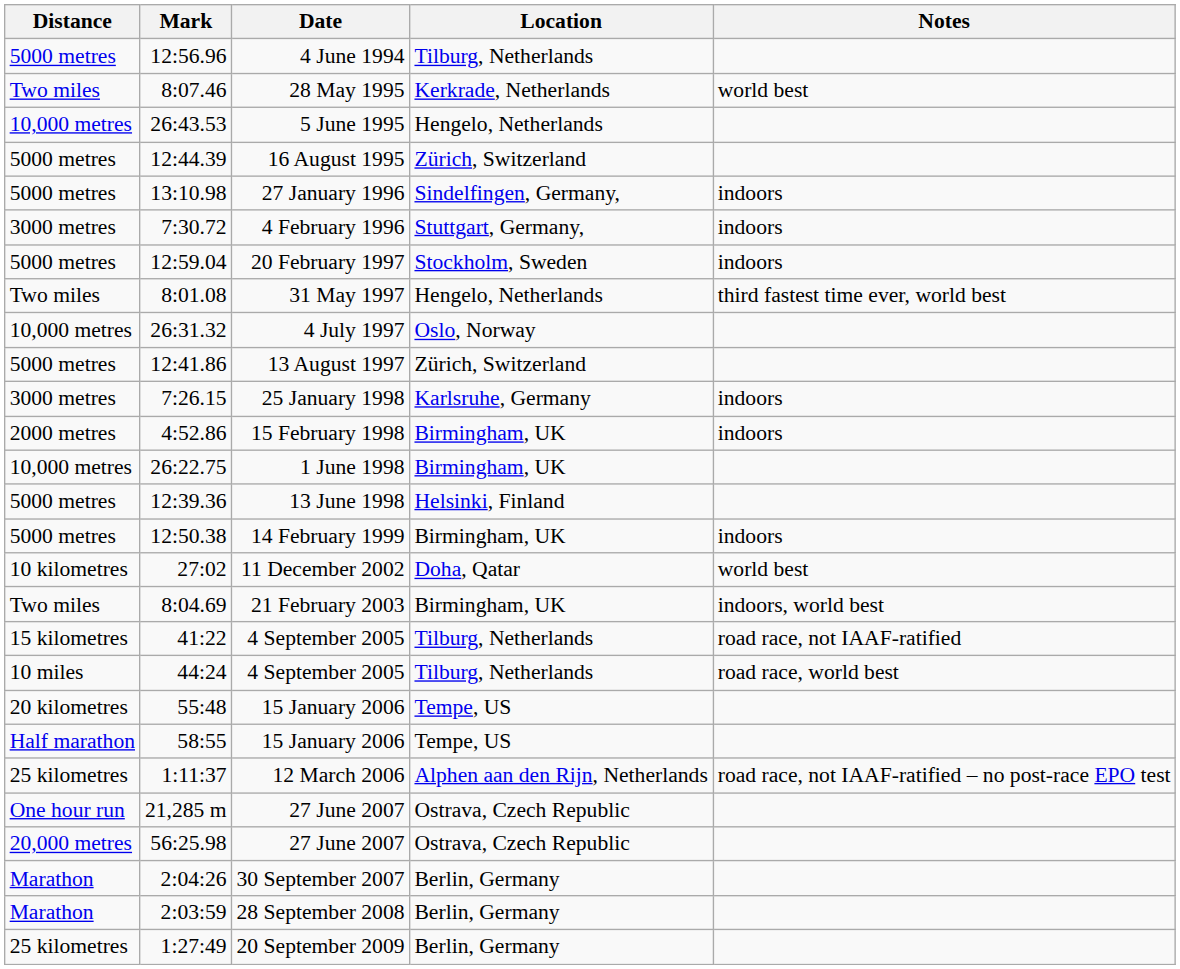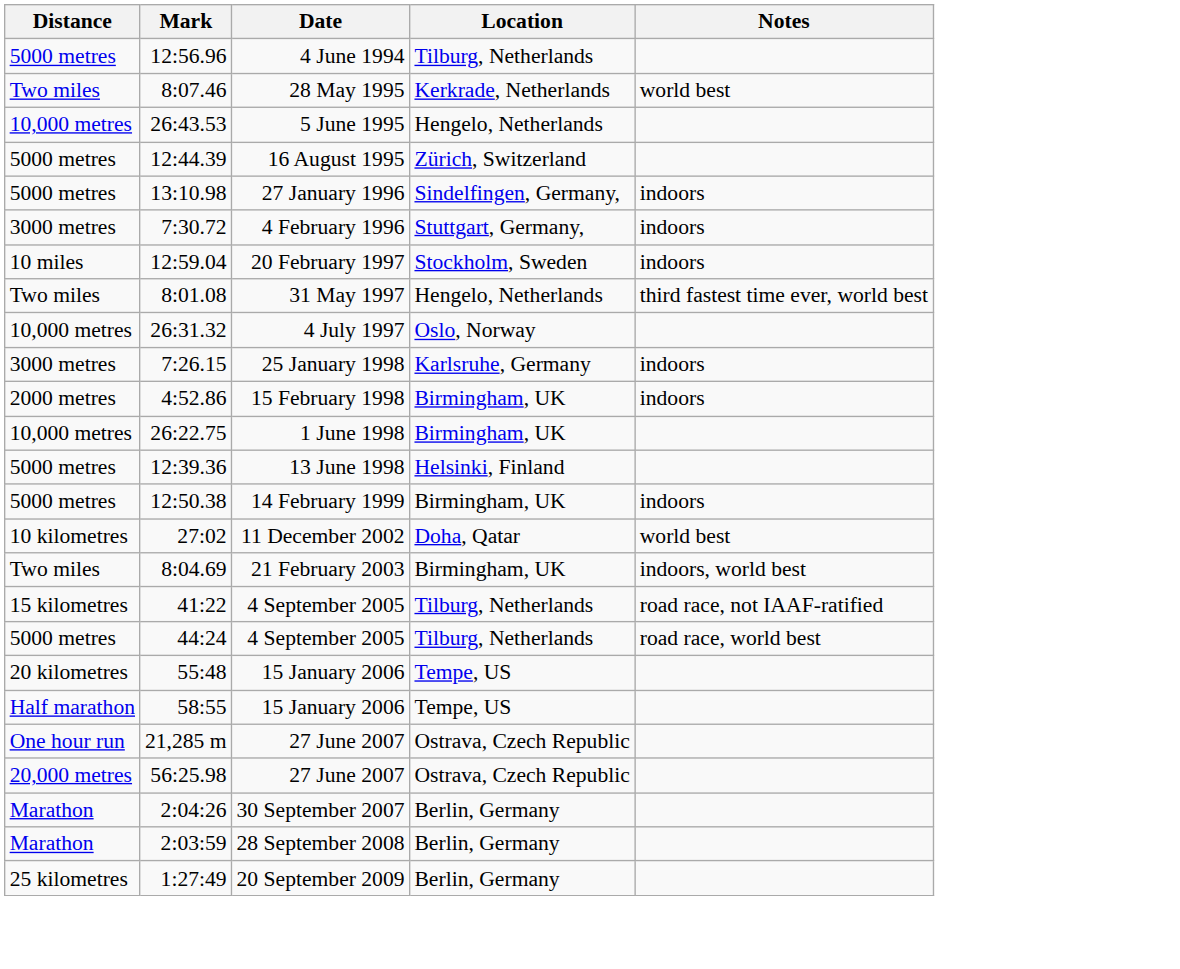(63, 261) 5000 metres -> (47, 261) 10 miles
- row: (188, 364)
(47, 672) 10 miles -> (63, 638) 5000 metres
- row: (194, 775)
